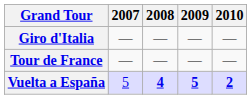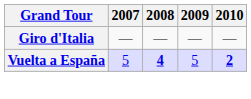- row: (56, 60)
(195, 82) bold -> (195, 60) normal
